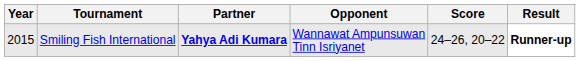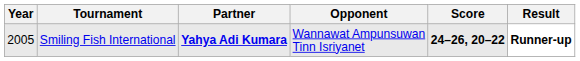(21, 40) 2015 -> (21, 40) 2005
(468, 40) normal -> (468, 40) bold
